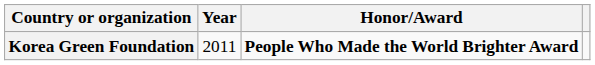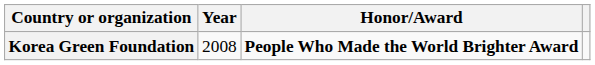(219, 45) 2011 -> (219, 45) 2008
